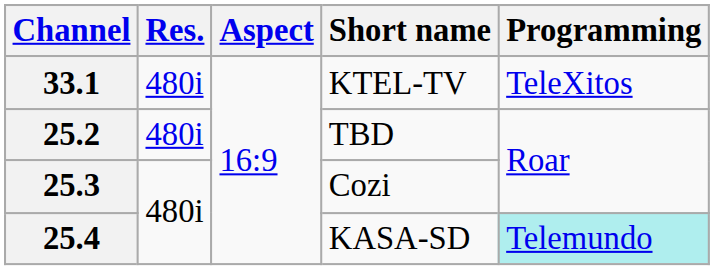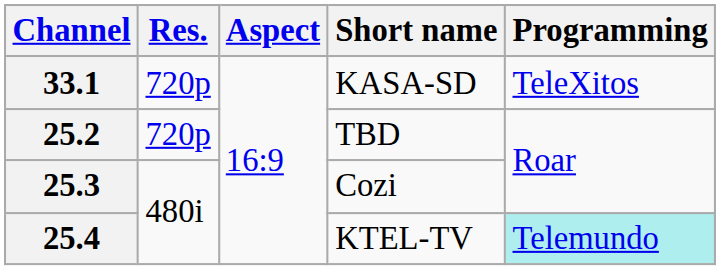(175, 82) 480i -> (178, 82) 720p
(398, 82) KTEL-TV -> (406, 82) KASA-SD
(175, 133) 480i -> (178, 133) 720p
(400, 237) KASA-SD -> (404, 237) KTEL-TV
